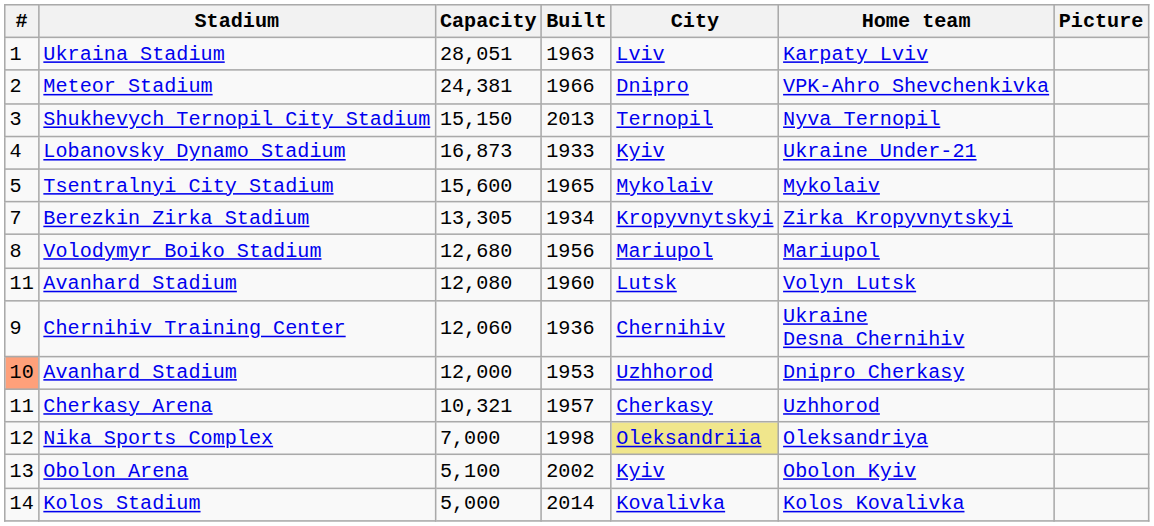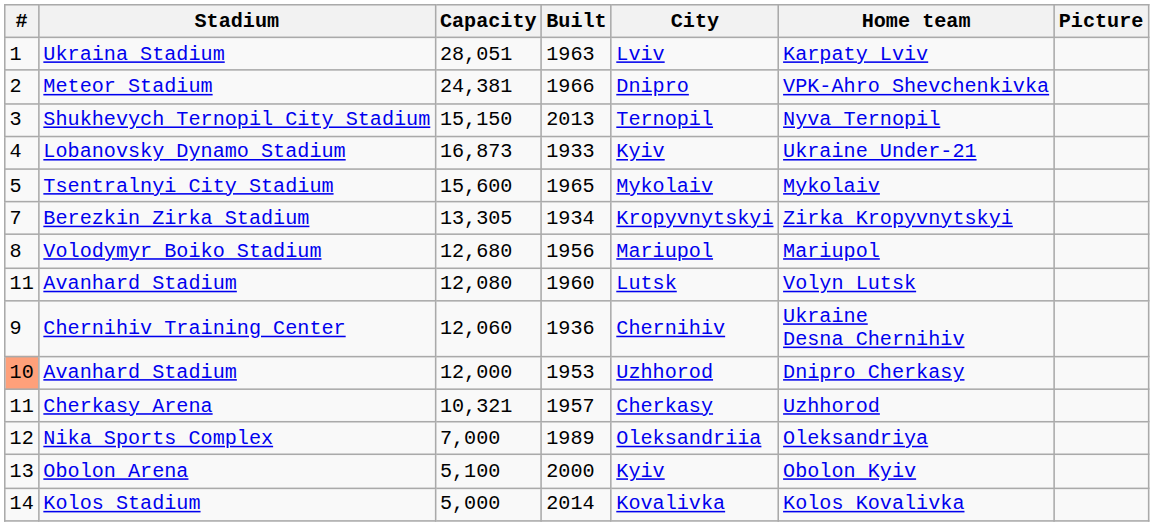(570, 439) 1998 -> (570, 439) 1989
(689, 439) khaki background -> (689, 439) no background
(570, 471) 2002 -> (570, 471) 2000
